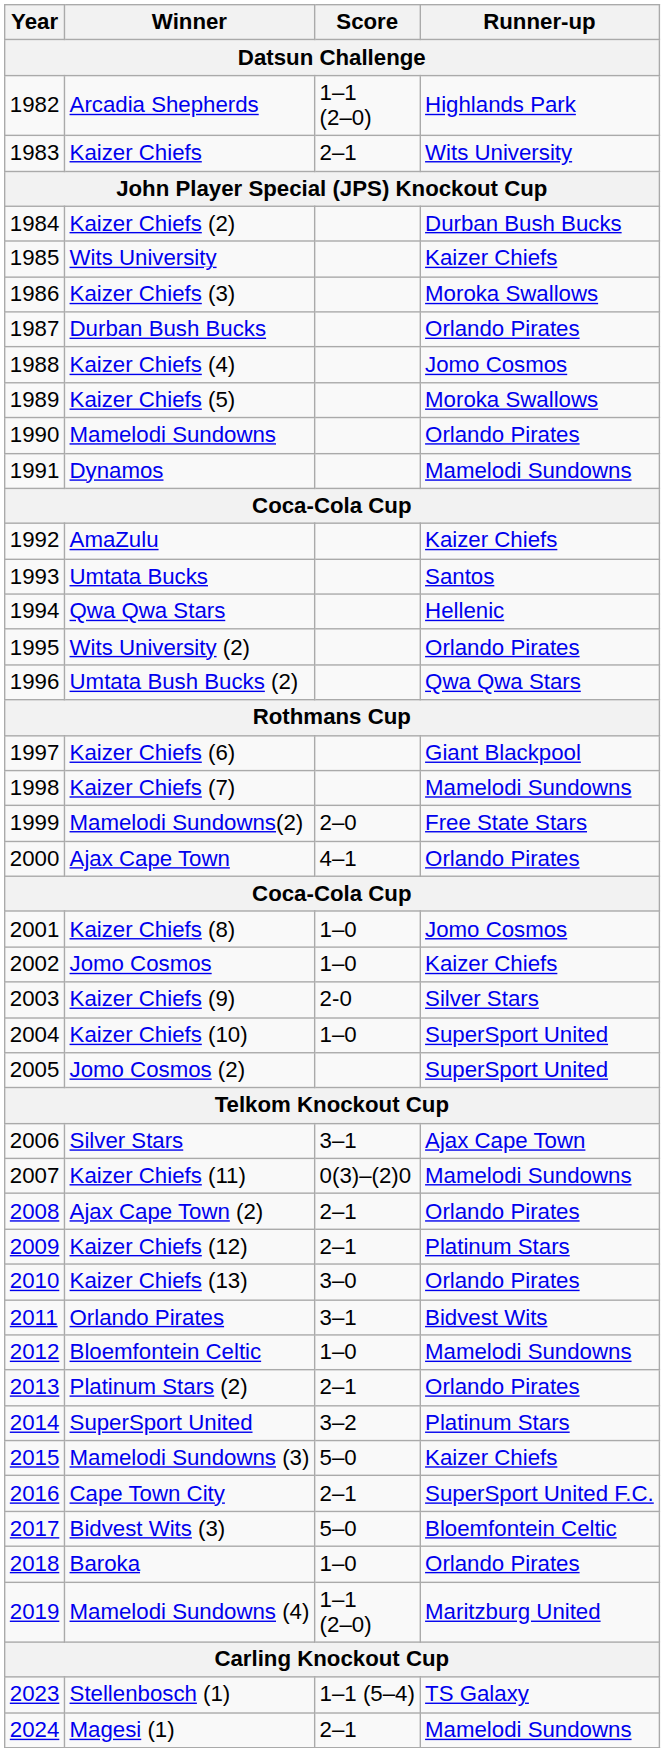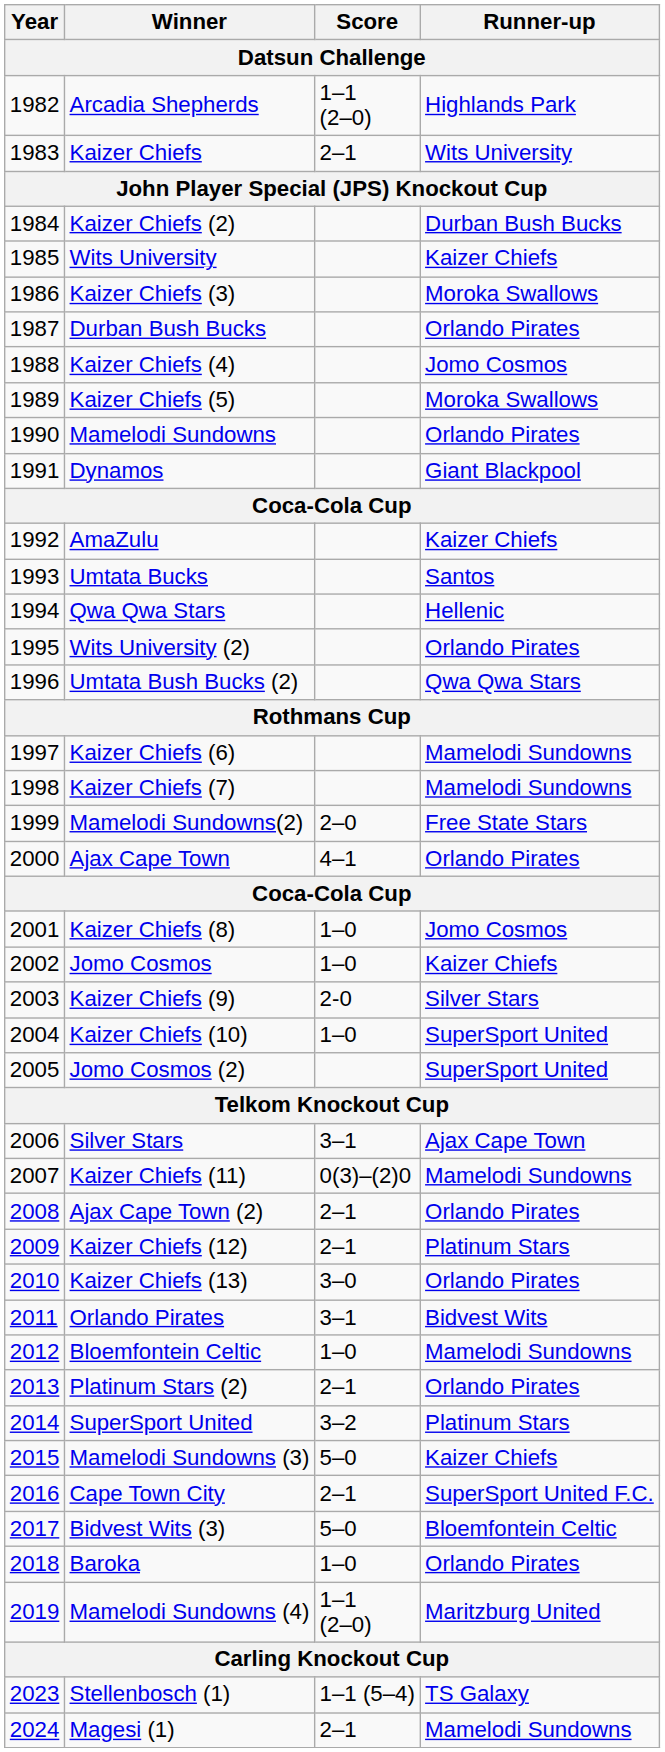(528, 470) Mamelodi Sundowns -> (503, 470) Giant Blackpool
(503, 752) Giant Blackpool -> (528, 752) Mamelodi Sundowns
